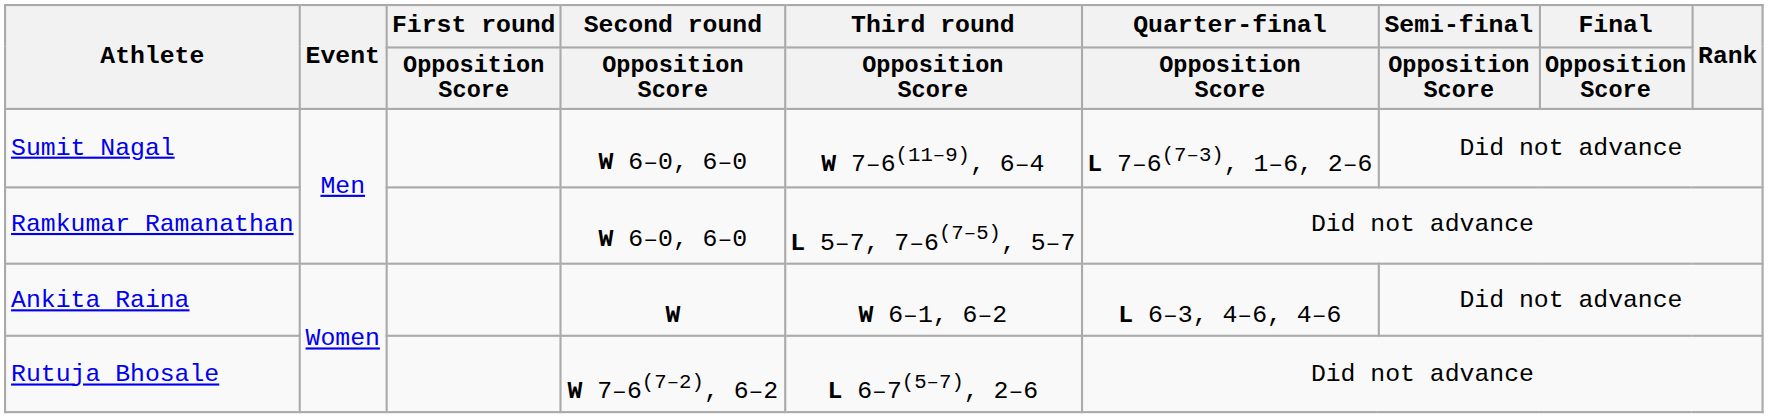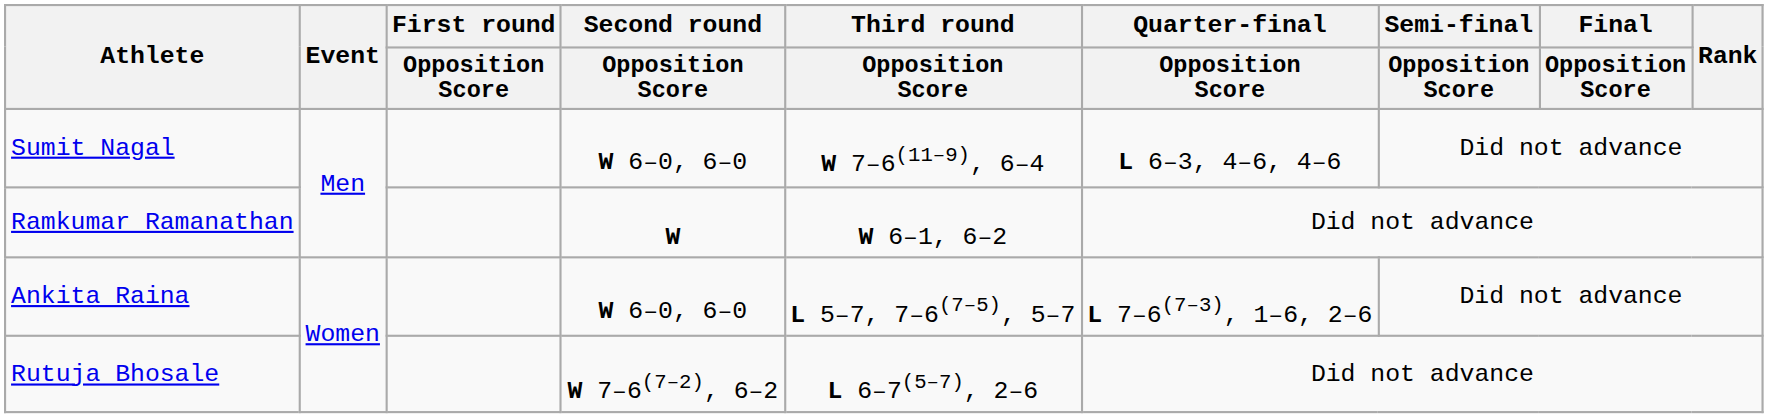(1230, 162) L 7–6(7–3), 1–6, 2–6 -> (1230, 162) L 6–3, 4–6, 4–6
(673, 240) W 6–0, 6–0 -> (673, 237) W
(933, 240) L 5–7, 7–6(7–5), 5–7 -> (933, 237) W 6–1, 6–2
(673, 314) W -> (673, 311) W 6–0, 6–0
(933, 314) W 6–1, 6–2 -> (933, 311) L 5–7, 7–6(7–5), 5–7
(1230, 314) L 6–3, 4–6, 4–6 -> (1230, 311) L 7–6(7–3), 1–6, 2–6
